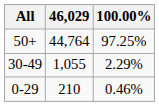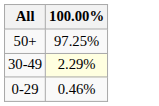- column: (69, 17)
(124, 65) no background -> (77, 65) lightyellow background
